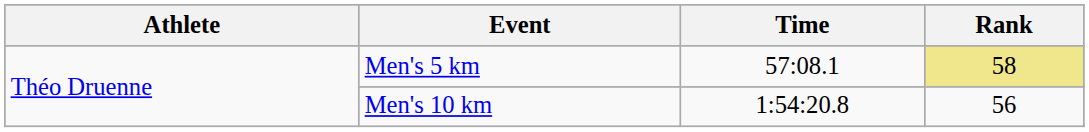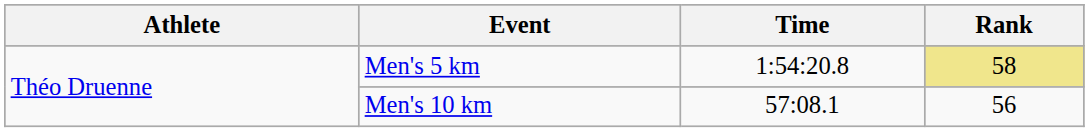(802, 65) 57:08.1 -> (802, 65) 1:54:20.8
(802, 106) 1:54:20.8 -> (802, 106) 57:08.1
